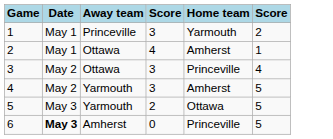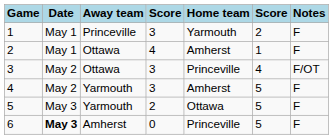+ column: (309, 13)
